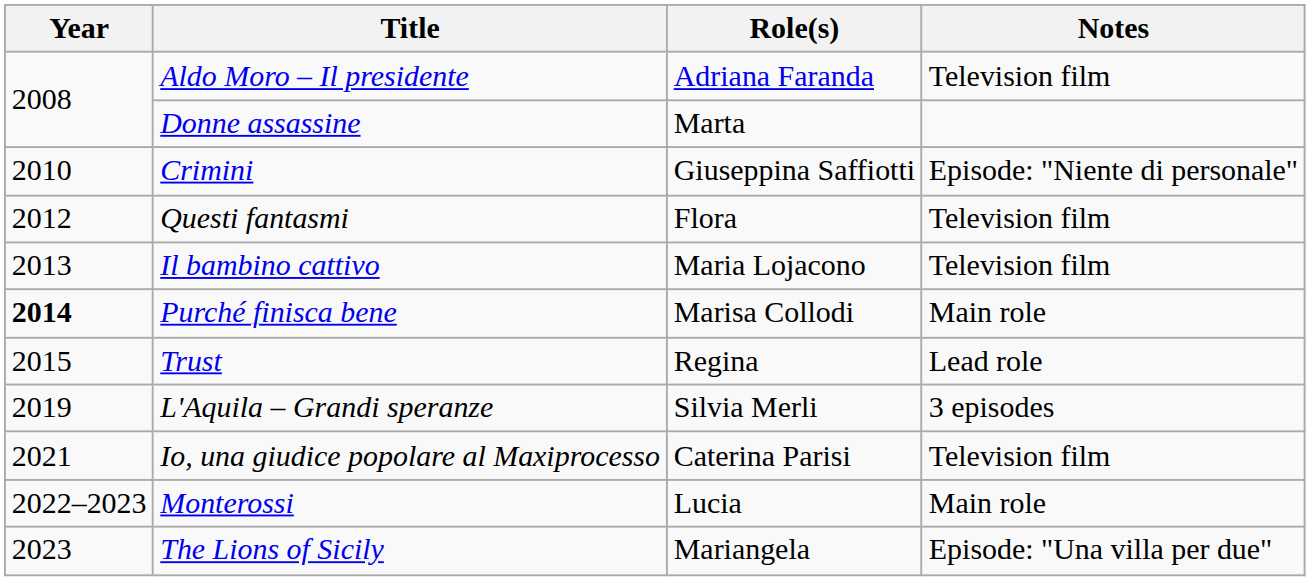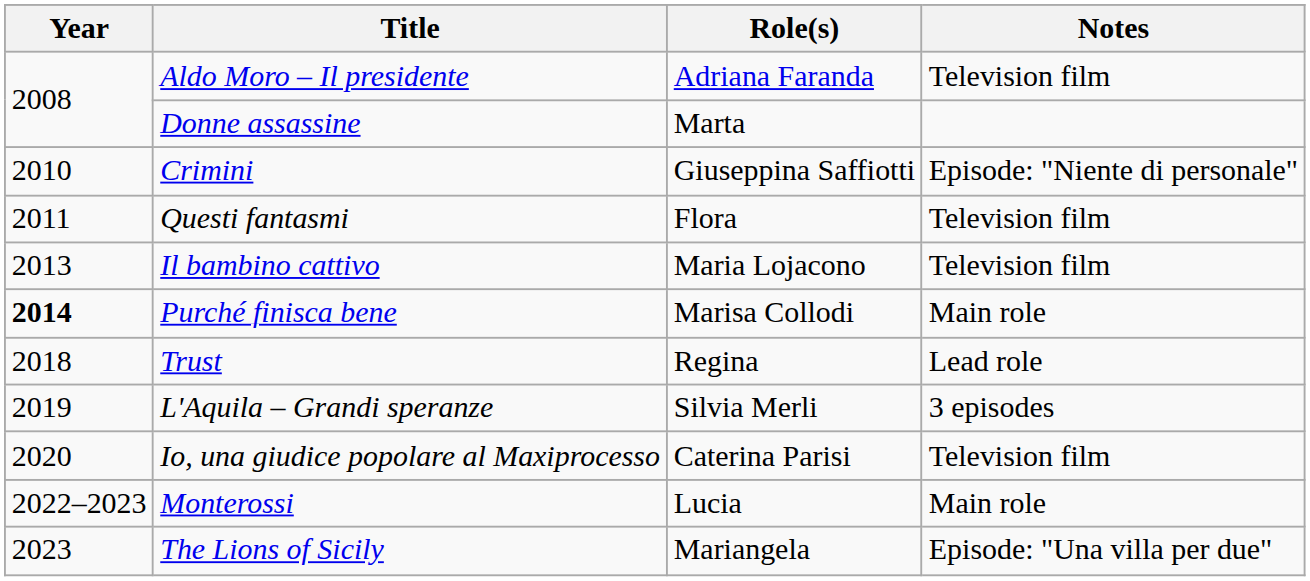(42, 218) 2012 -> (41, 218) 2011
(42, 360) 2015 -> (42, 360) 2018
(42, 455) 2021 -> (42, 455) 2020
